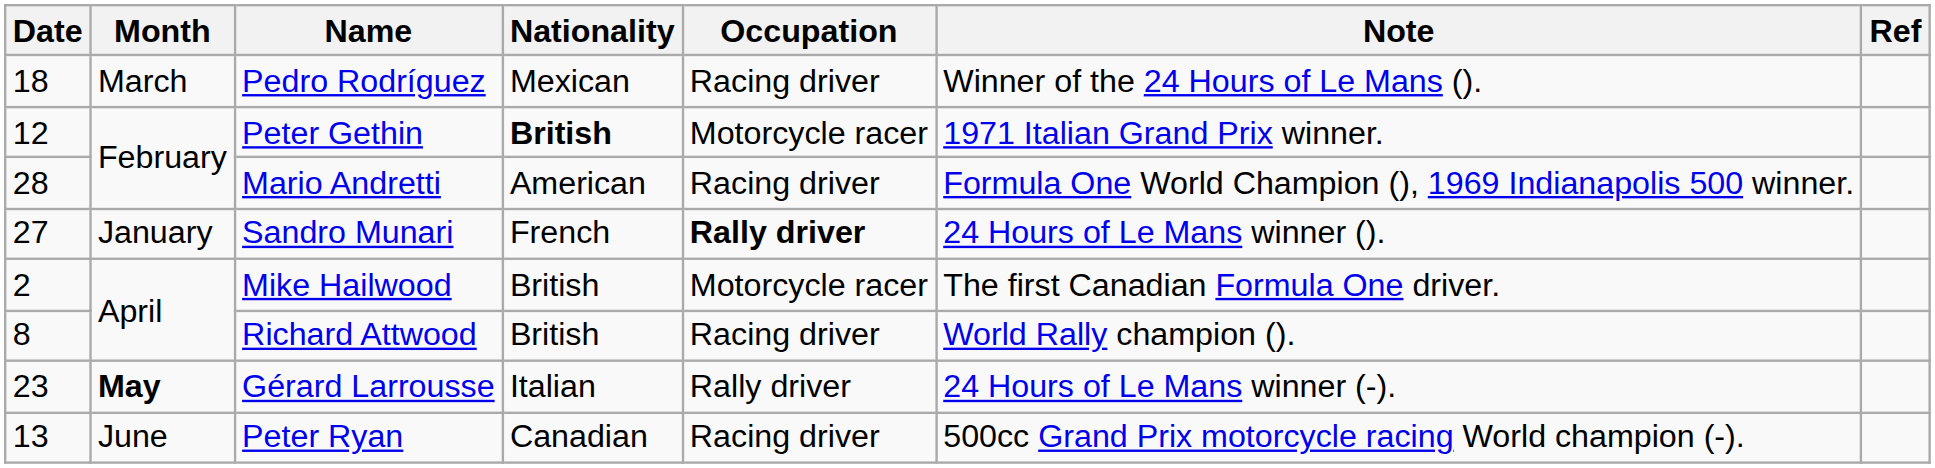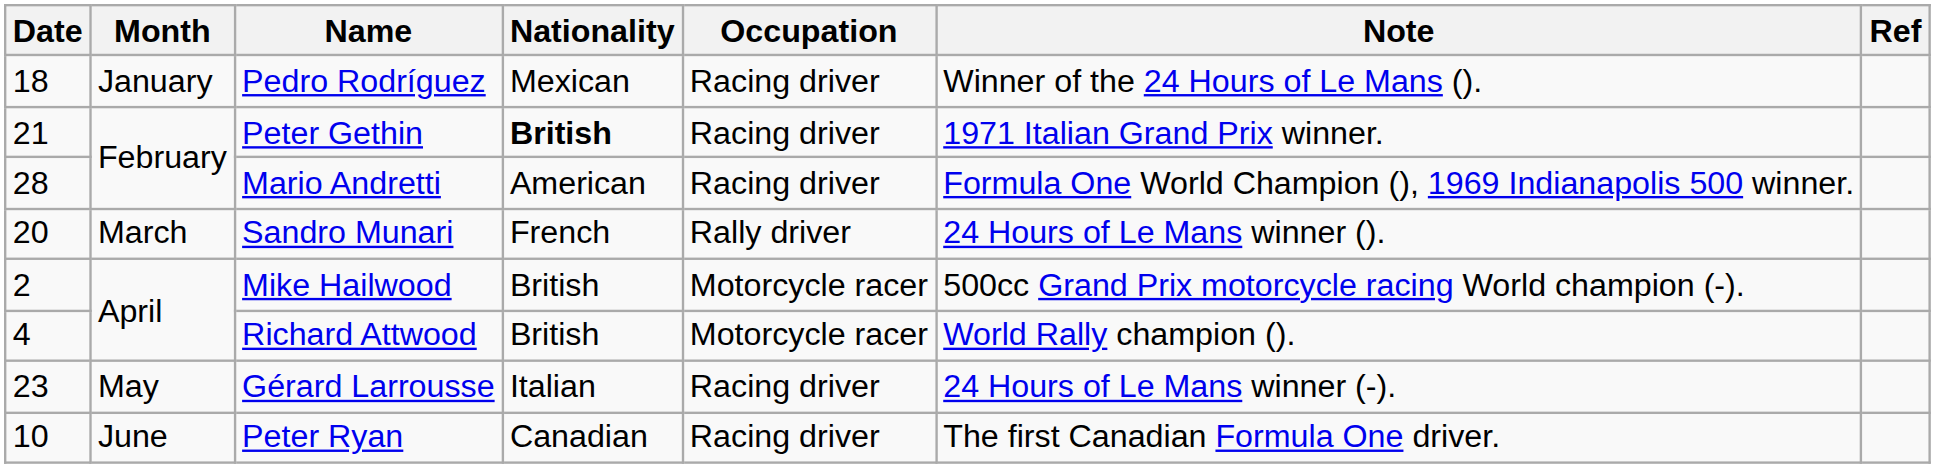(143, 81) March -> (155, 81) January
(31, 132) 12 -> (31, 132) 21
(809, 132) Motorcycle racer -> (785, 132) Racing driver
(31, 233) 27 -> (31, 233) 20
(155, 233) January -> (143, 233) March
(778, 233) bold -> (770, 233) normal
(1222, 284) The first Canadian Formula One driver. -> (1344, 284) 500cc Grand Prix motorcycle racing World champion (-).
(22, 335) 8 -> (22, 335) 4
(785, 335) Racing driver -> (809, 335) Motorcycle racer
(129, 386) bold -> (128, 386) normal
(770, 386) Rally driver -> (785, 386) Racing driver
(31, 437) 13 -> (31, 437) 10
(1344, 437) 500cc Grand Prix motorcycle racing World champion (-). -> (1222, 437) The first Canadian Formula One driver.
